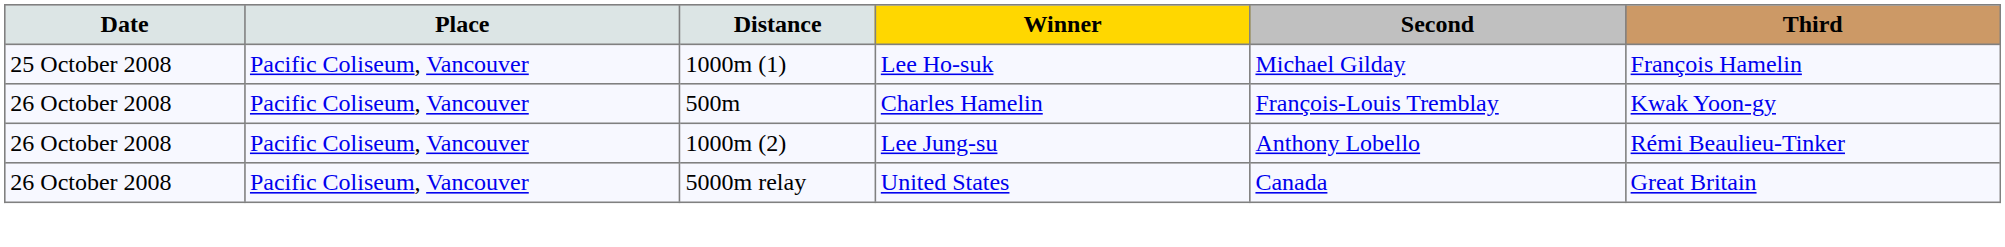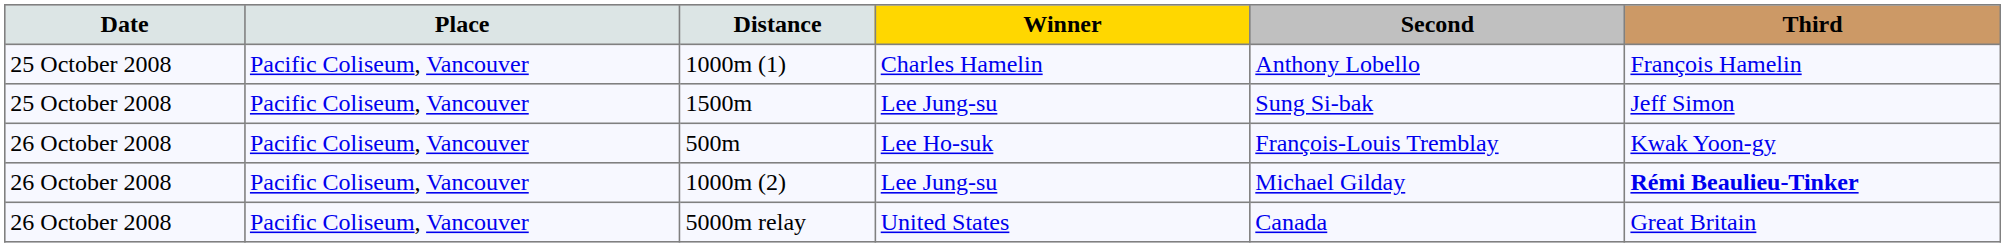(937, 63) Lee Ho-suk -> (962, 63) Charles Hamelin
(1330, 63) Michael Gilday -> (1338, 63) Anthony Lobello
+ row: (719, 103)
(962, 103) Charles Hamelin -> (937, 142) Lee Ho-suk
(1338, 142) Anthony Lobello -> (1330, 182) Michael Gilday
(1738, 142) normal -> (1745, 182) bold
